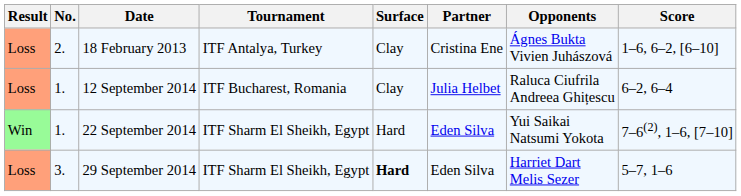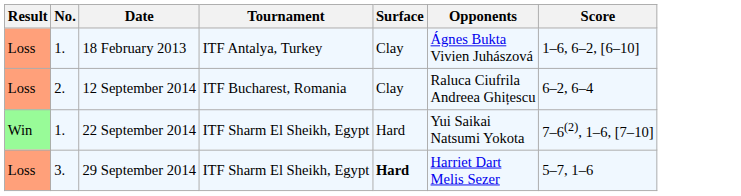- column: (467, 15)
(60, 47) 2. -> (60, 47) 1.
(60, 88) 1. -> (60, 88) 2.
